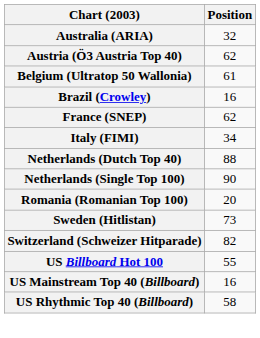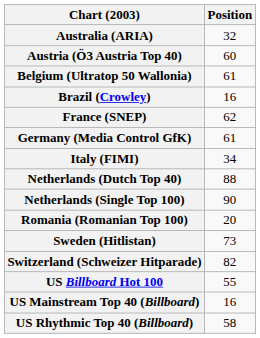(230, 55) 62 -> (230, 55) 60
+ row: (104, 138)
